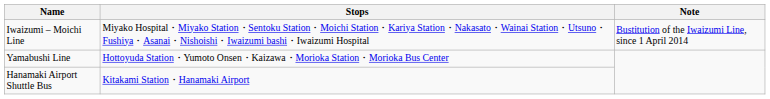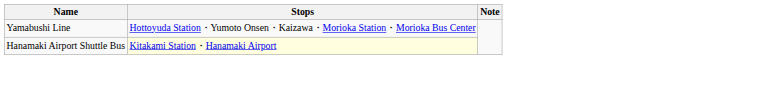- row: (44, 35)
(176, 80) no background -> (203, 45) lightyellow background
